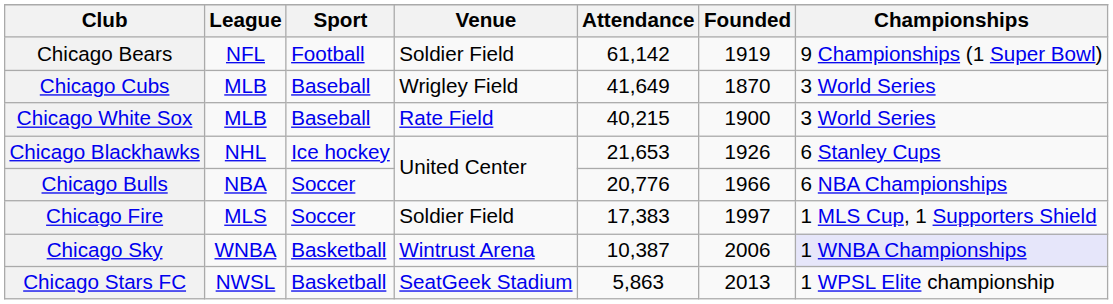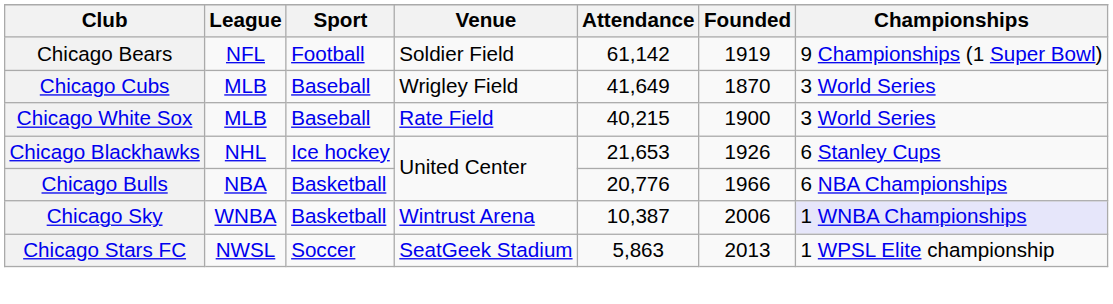(323, 184) Soccer -> (339, 184) Basketball
- row: (105, 217)
(339, 282) Basketball -> (323, 250) Soccer
